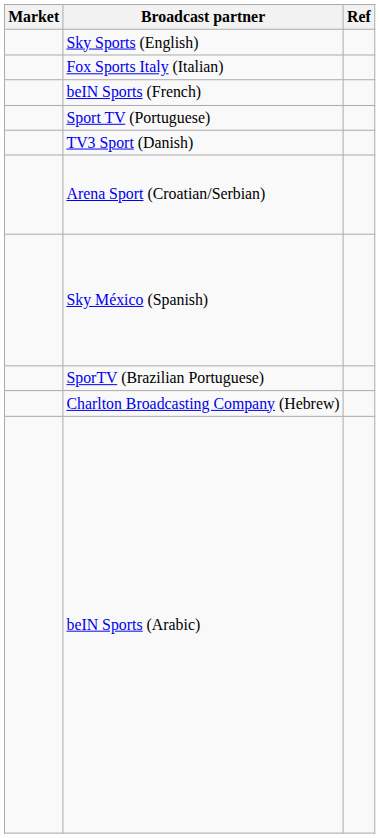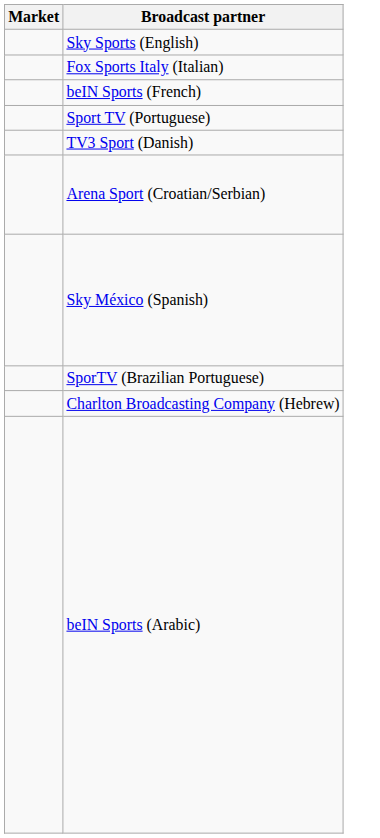- column: (359, 17)
